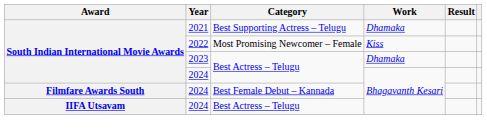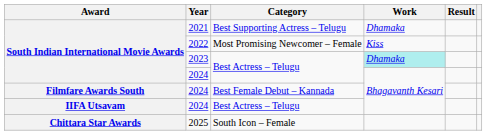(386, 59) no background -> (386, 59) paleturquoise background
+ row: (95, 122)
